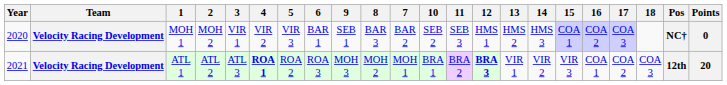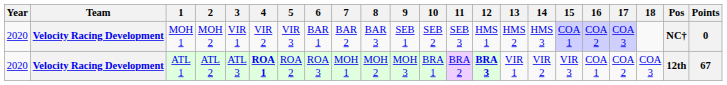columns swapped: (405, 12) <-> (346, 12)
(17, 65) 2021 -> (17, 65) 2020
(706, 65) 20 -> (706, 65) 67
